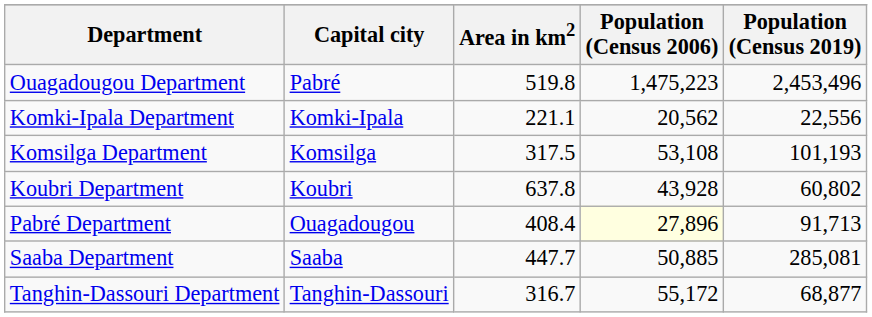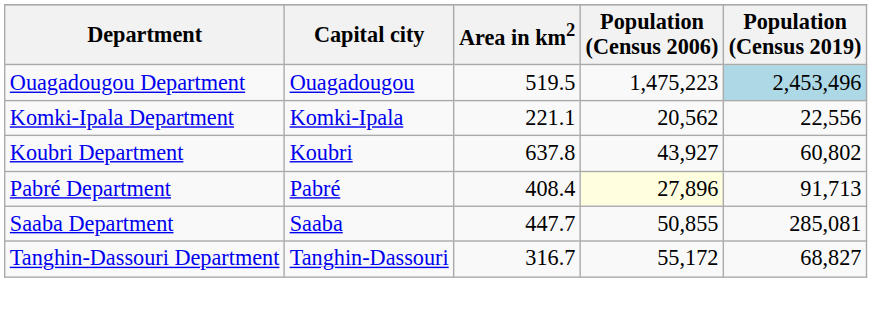(315, 82) Pabré -> (352, 82) Ouagadougou
(550, 82) 519.8 -> (550, 82) 519.5
(817, 82) no background -> (817, 82) lightblue background
- row: (108, 152)
(688, 188) 43,928 -> (688, 152) 43,927
(352, 223) Ouagadougou -> (315, 188) Pabré
(688, 258) 50,885 -> (688, 223) 50,855
(831, 294) 68,877 -> (831, 258) 68,827
